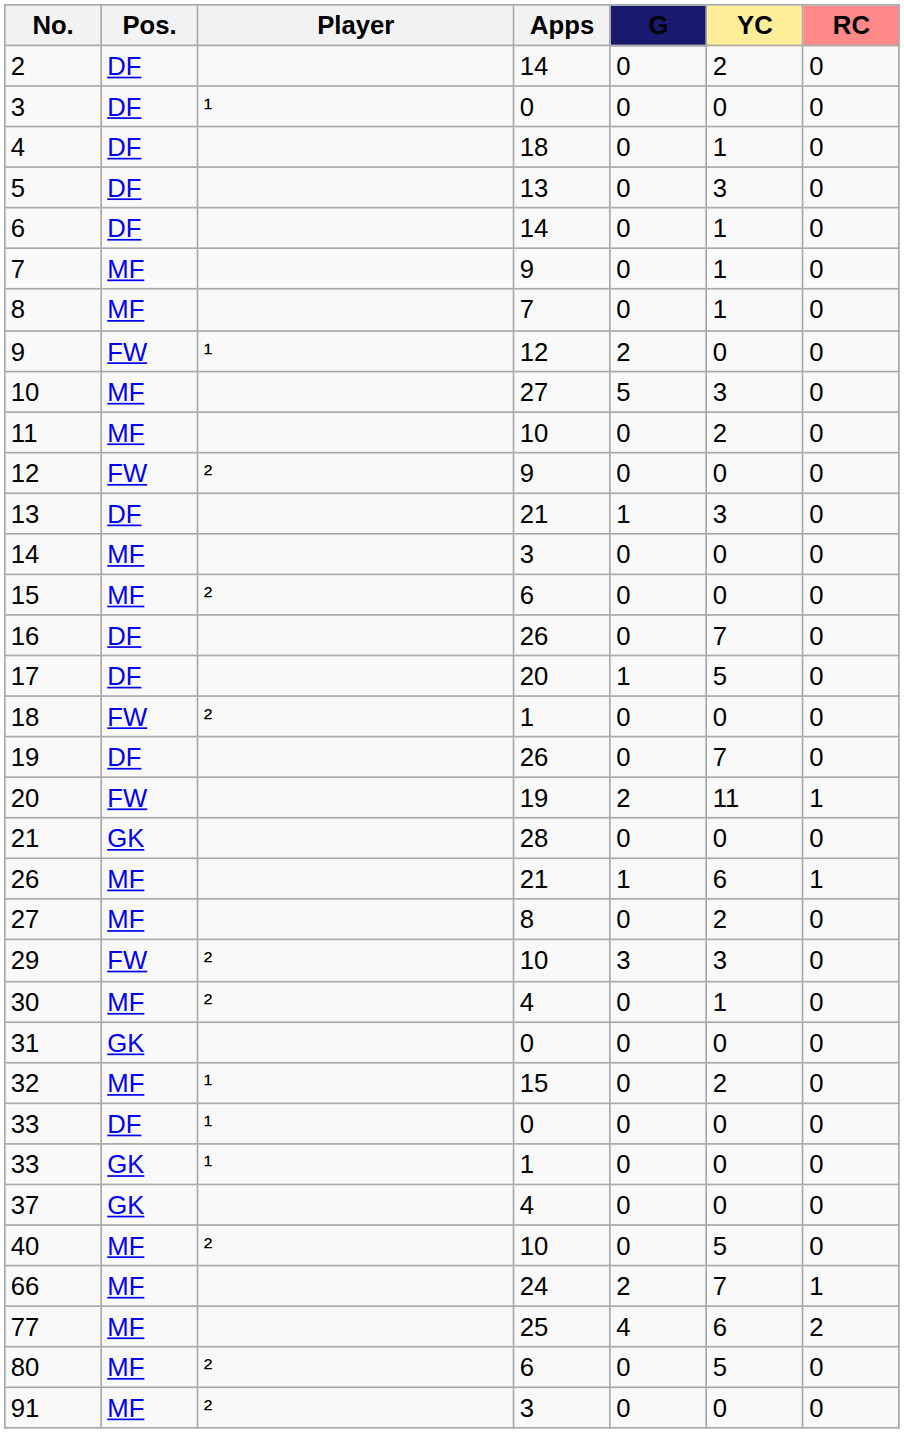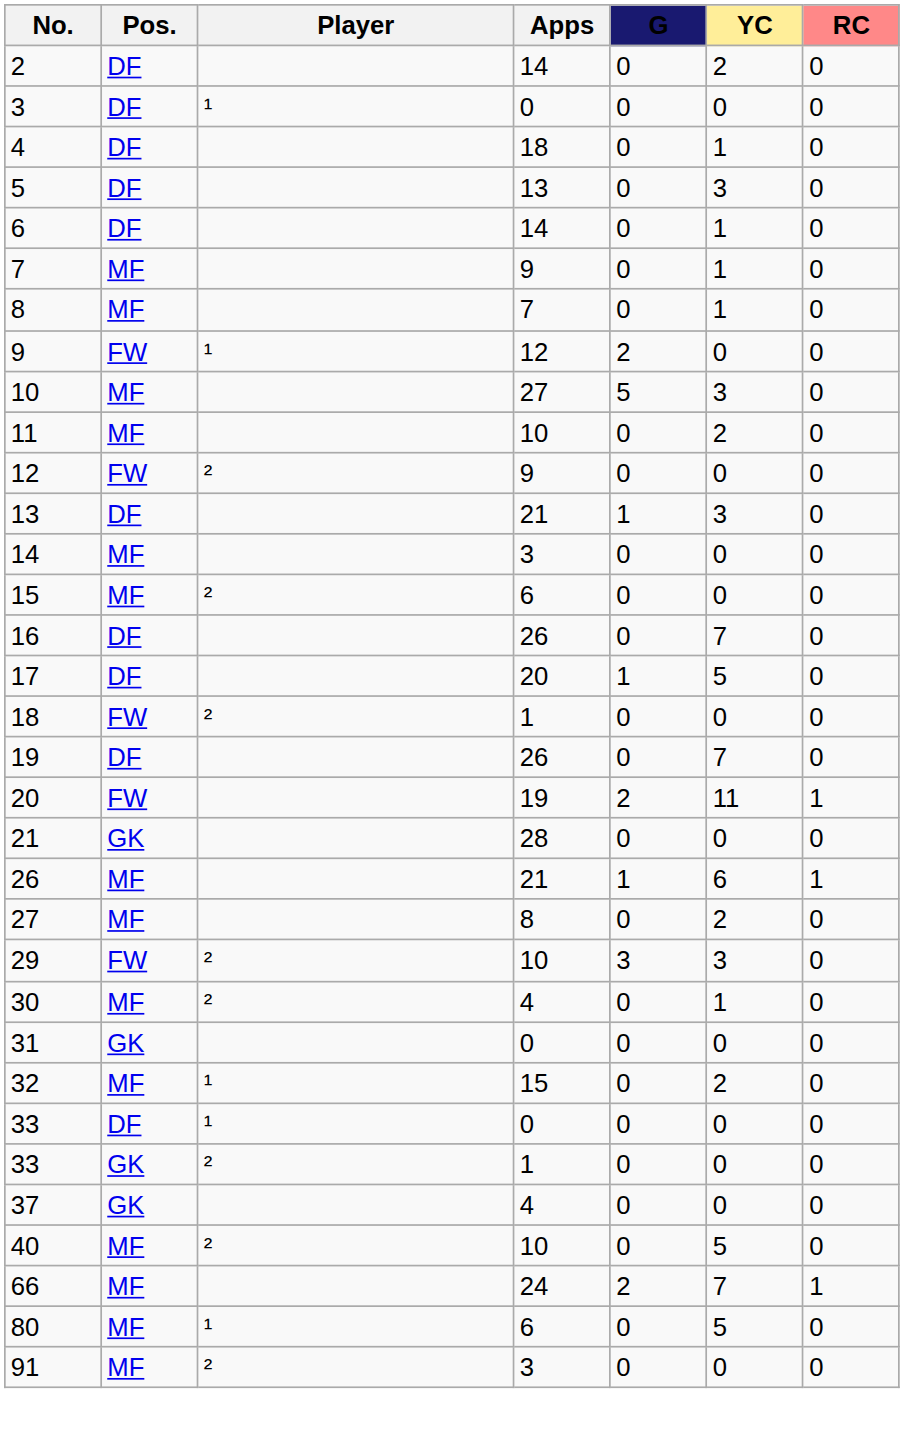(208, 1164) ¹ -> (208, 1164) ²
- row: (25, 1327)
(208, 1367) ² -> (208, 1327) ¹
